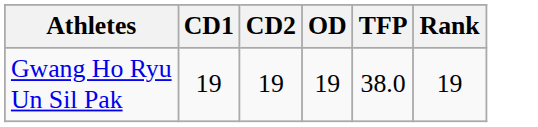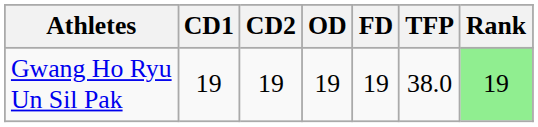+ column: (376, 26)
(450, 83) no background -> (496, 83) lightgreen background
